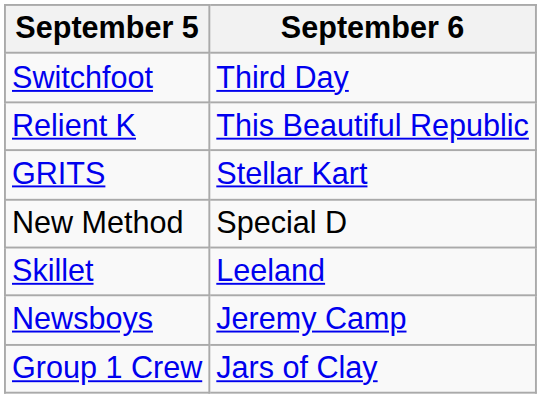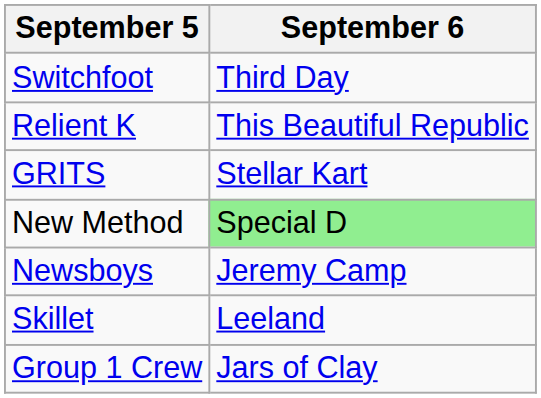(282, 222) no background -> (282, 222) lightgreen background
rows swapped: (82, 319) <-> (53, 271)
